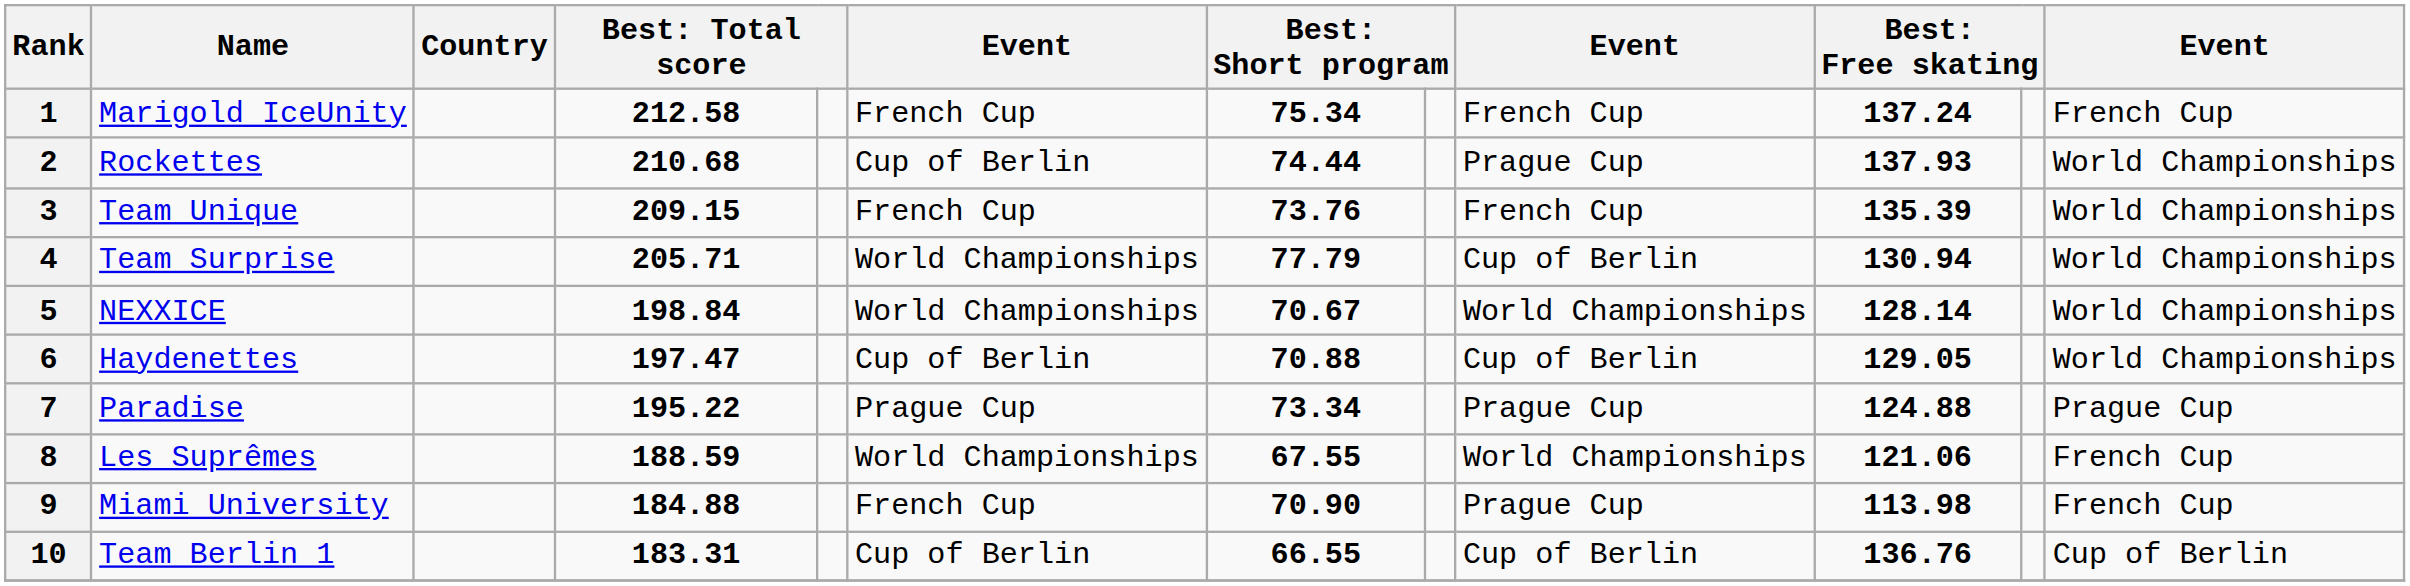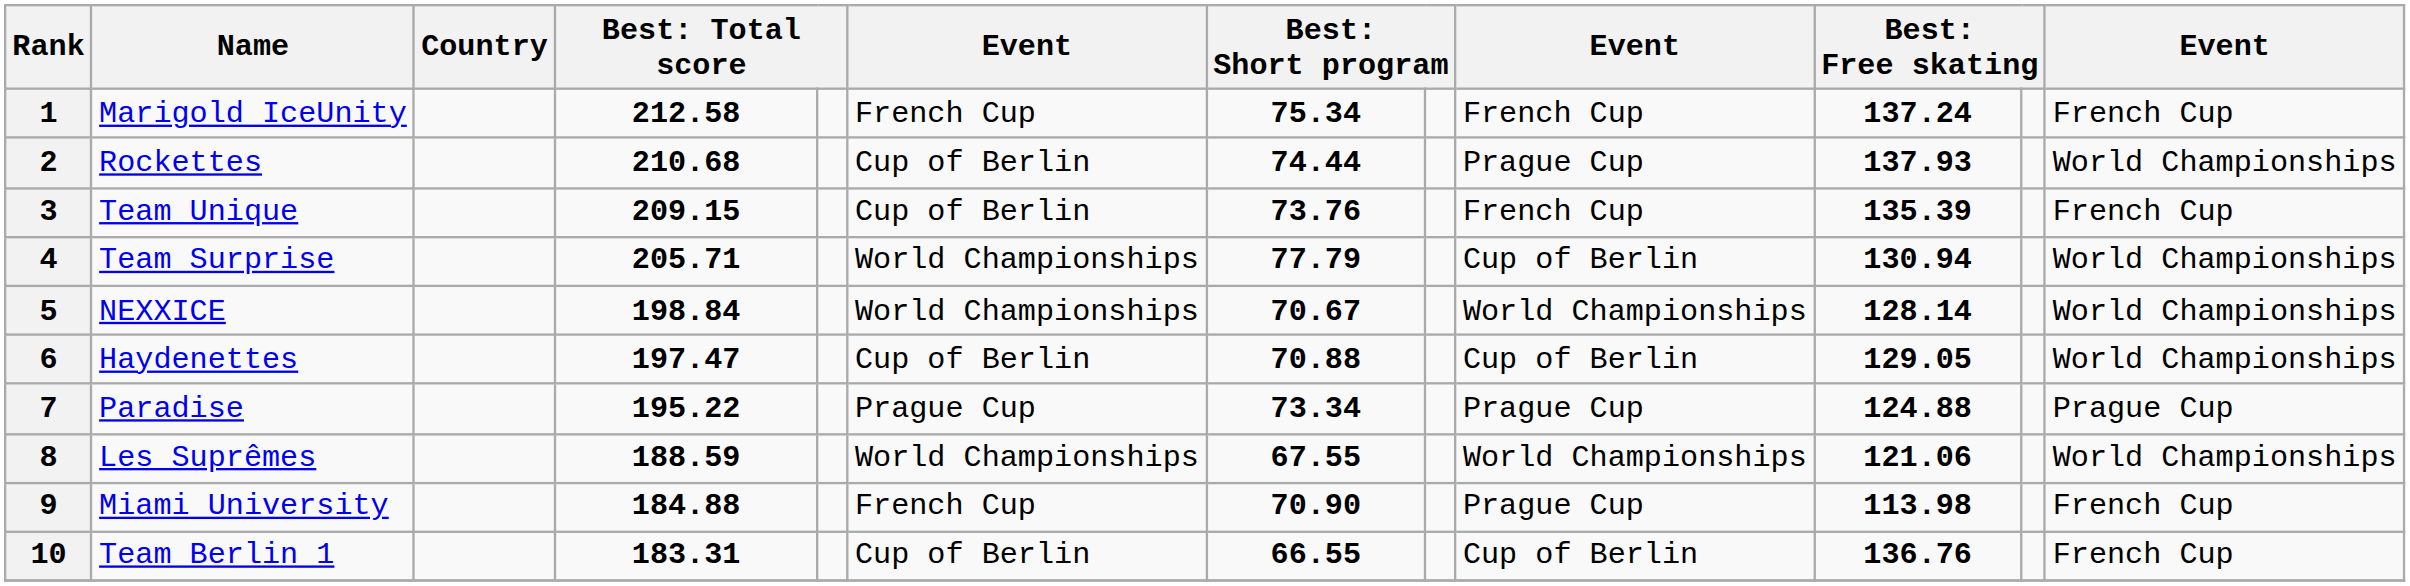(945, 212) French Cup -> (973, 212) Cup of Berlin
(2225, 212) World Championships -> (2143, 212) French Cup
(2143, 458) French Cup -> (2225, 458) World Championships
(2170, 556) Cup of Berlin -> (2143, 556) French Cup
